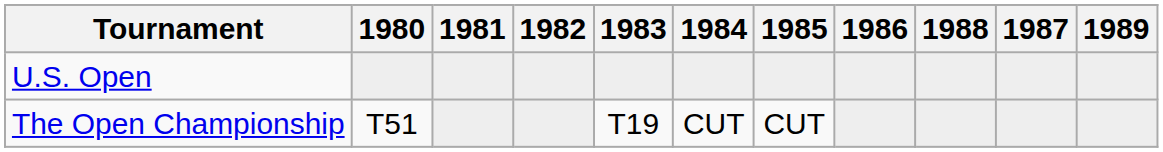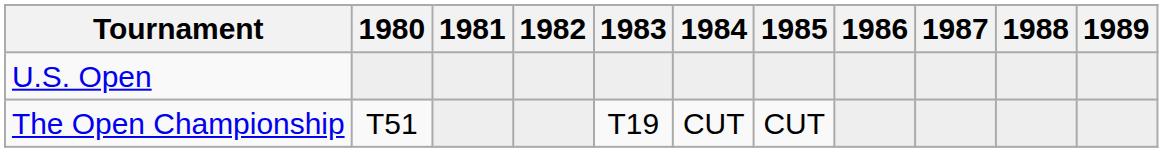columns swapped: (1036, 29) <-> (955, 29)
